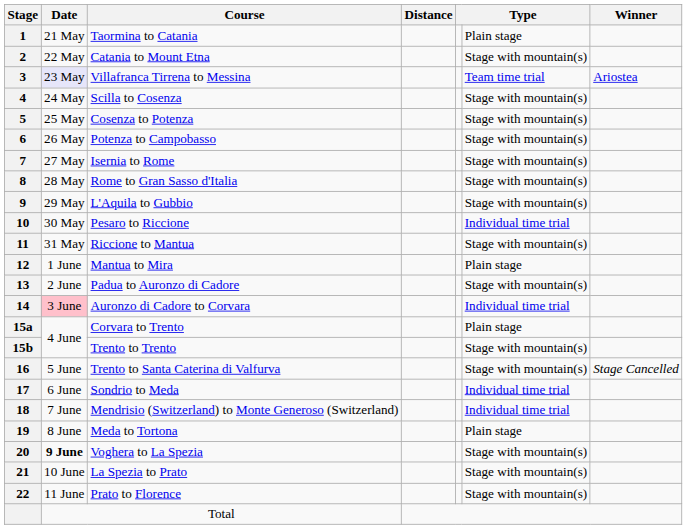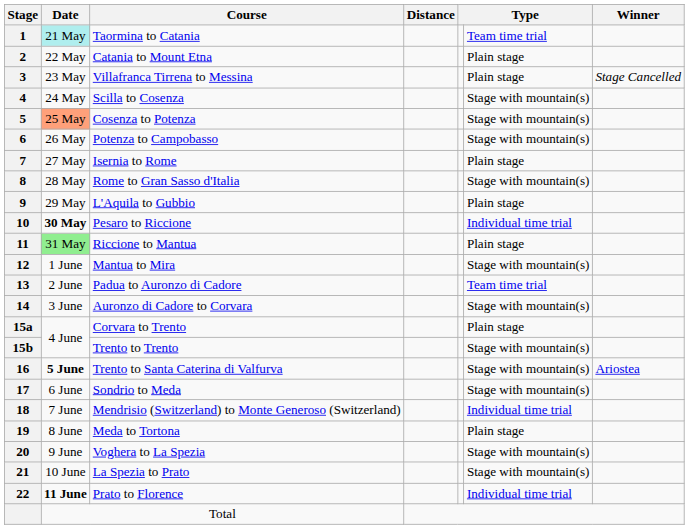(64, 35) no background -> (65, 35) paleturquoise background
(493, 35) Plain stage -> (507, 35) Team time trial
(526, 56) Stage with mountain(s) -> (496, 56) Plain stage
(64, 77) lavender background -> (65, 77) no background
(505, 77) Team time trial -> (496, 77) Plain stage
(615, 77) Ariostea -> (638, 77) Stage Cancelled
(64, 118) no background -> (65, 118) lightsalmon background
(526, 160) Stage with mountain(s) -> (496, 160) Plain stage
(526, 202) Stage with mountain(s) -> (496, 202) Plain stage
(64, 222) normal -> (65, 222) bold
(64, 243) no background -> (65, 243) lightgreen background
(526, 243) Stage with mountain(s) -> (496, 243) Plain stage
(493, 264) Plain stage -> (528, 264) Stage with mountain(s)
(526, 285) Stage with mountain(s) -> (507, 285) Team time trial
(64, 306) pink background -> (65, 306) no background
(517, 306) Individual time trial -> (528, 306) Stage with mountain(s)
(64, 368) normal -> (65, 368) bold
(636, 368) Stage Cancelled -> (618, 368) Ariostea
(517, 389) Individual time trial -> (528, 389) Stage with mountain(s)
(64, 451) bold -> (65, 451) normal
(64, 493) normal -> (65, 493) bold
(526, 493) Stage with mountain(s) -> (519, 493) Individual time trial
